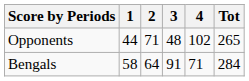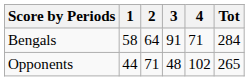rows swapped: (32, 64) <-> (41, 40)
